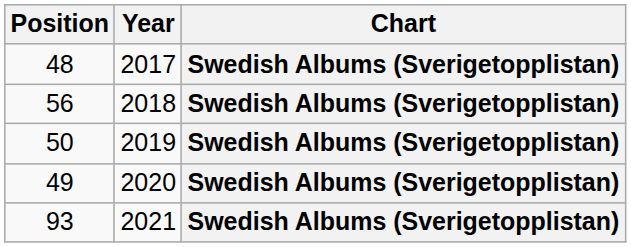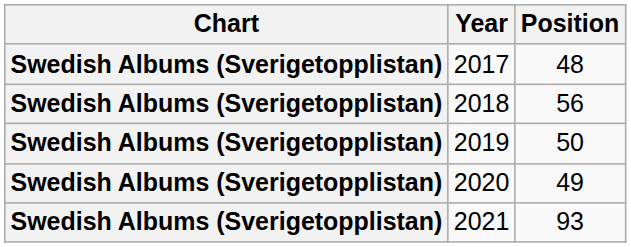columns swapped: (403, 24) <-> (60, 24)
